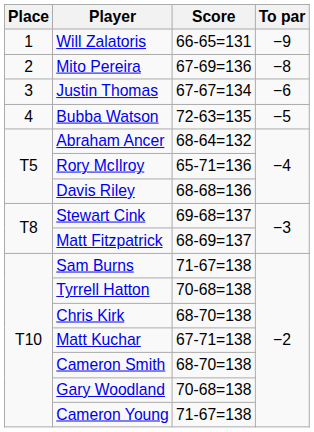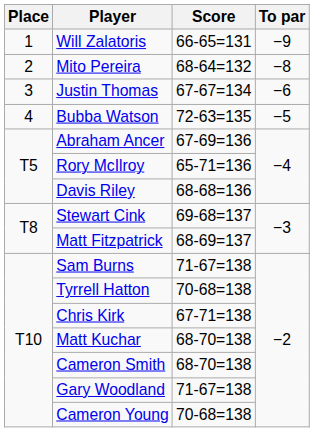(214, 66) 67-69=136 -> (214, 66) 68-64=132
(214, 141) 68-64=132 -> (214, 141) 67-69=136
(214, 315) 68-70=138 -> (214, 315) 67-71=138
(214, 340) 67-71=138 -> (214, 340) 68-70=138
(214, 389) 70-68=138 -> (214, 389) 71-67=138
(214, 414) 71-67=138 -> (214, 414) 70-68=138
